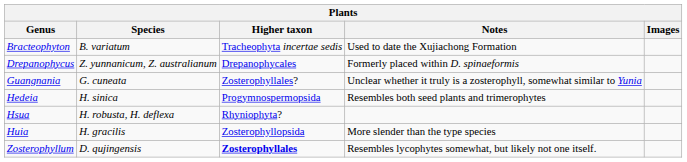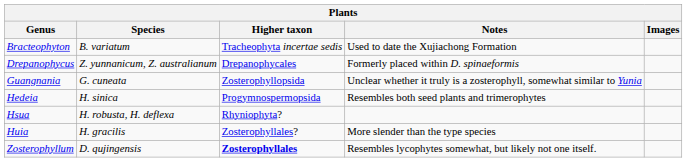(260, 81) Zosterophyllales? -> (263, 81) Zosterophyllopsida
(263, 132) Zosterophyllopsida -> (260, 132) Zosterophyllales?
